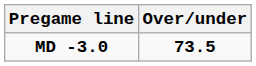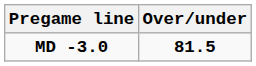(195, 47) 73.5 -> (195, 47) 81.5
